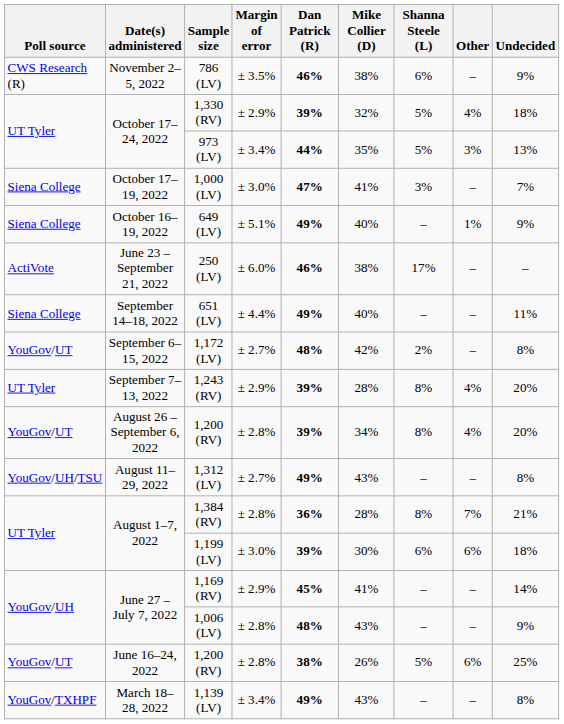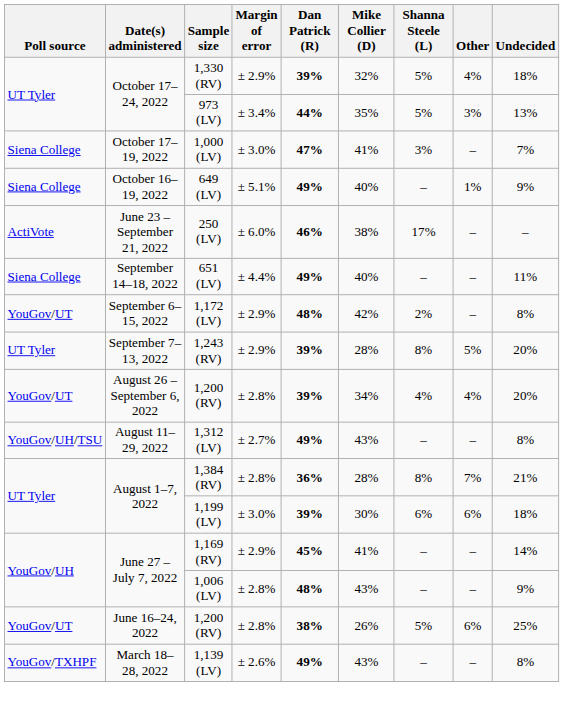- row: (145, 75)
(257, 351) ± 2.7% -> (257, 313) ± 2.9%
(473, 388) 4% -> (473, 351) 5%
(424, 432) 8% -> (424, 395) 4%
(257, 700) ± 3.4% -> (257, 663) ± 2.6%
